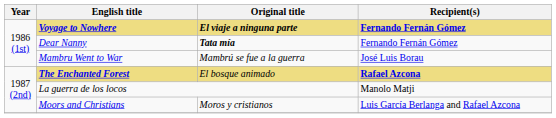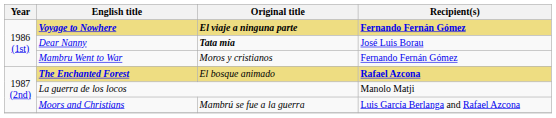(409, 43) Fernando Fernán Gómez -> (392, 43) José Luis Borau
(252, 58) Mambrú se fue a la guerra -> (236, 58) Moros y cristianos
(392, 58) José Luis Borau -> (409, 58) Fernando Fernán Gómez
(236, 105) Moros y cristianos -> (252, 105) Mambrú se fue a la guerra
